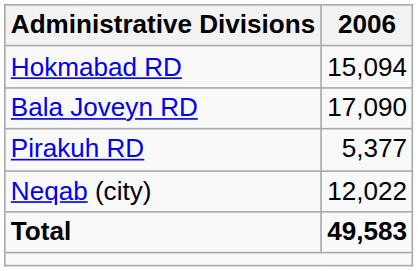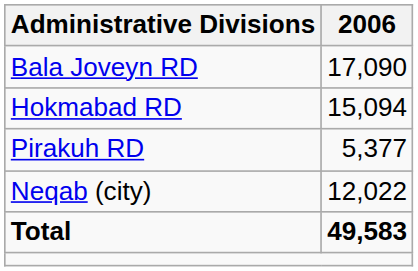rows swapped: (104, 107) <-> (96, 66)
